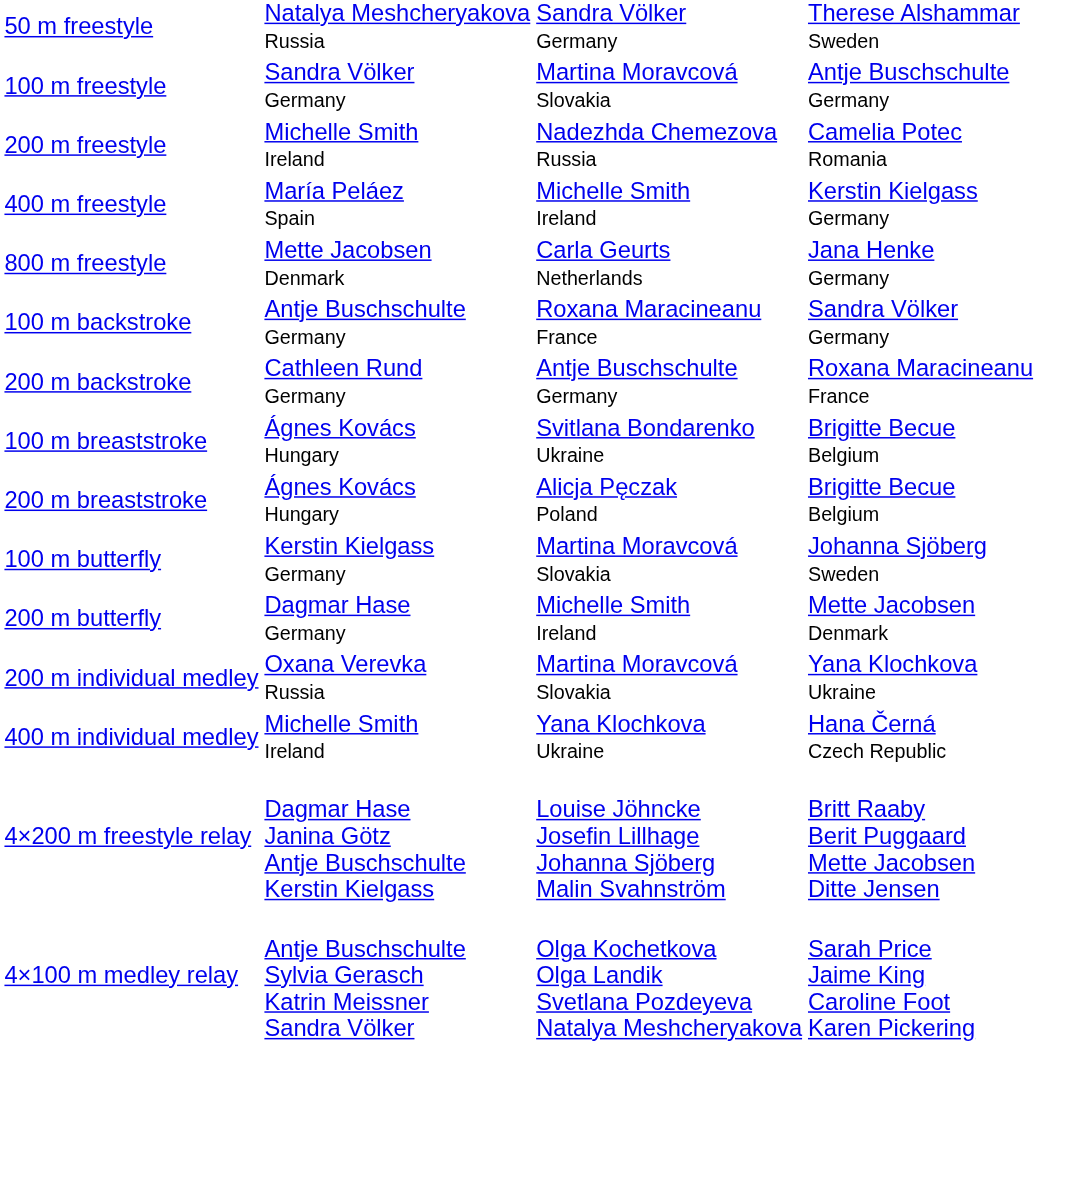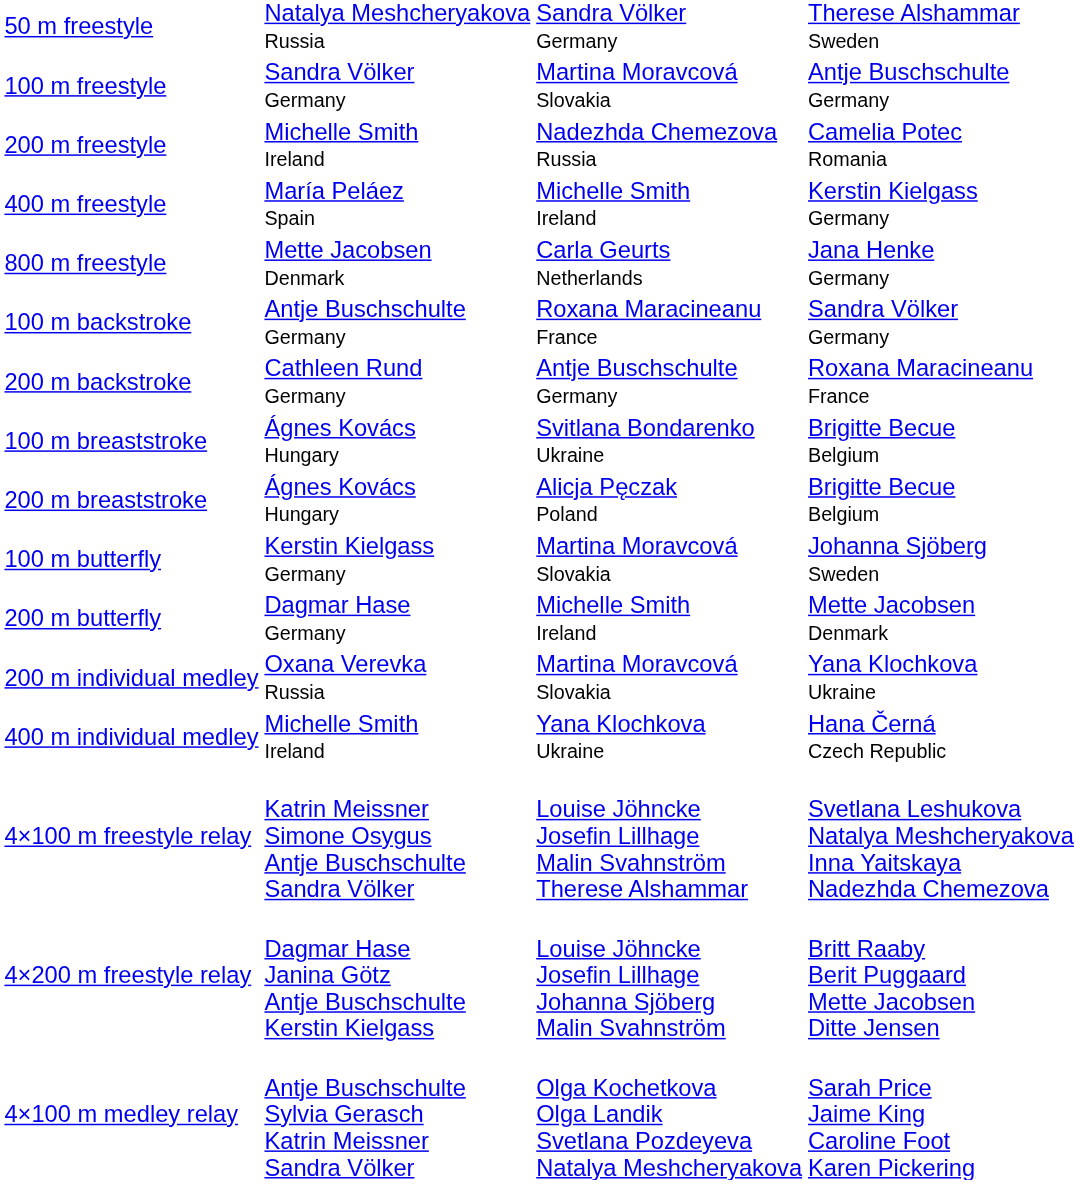+ row: (128, 836)
